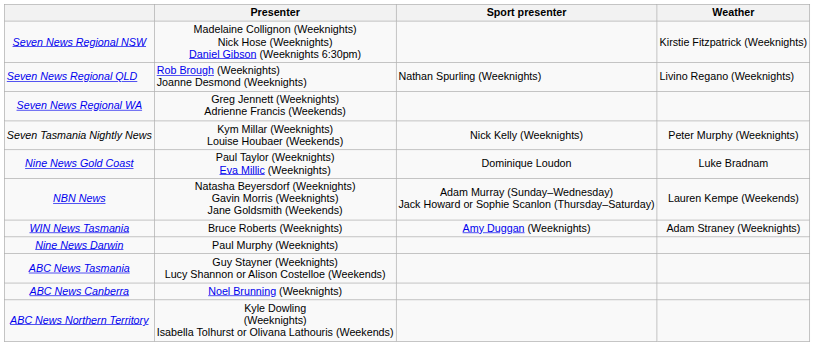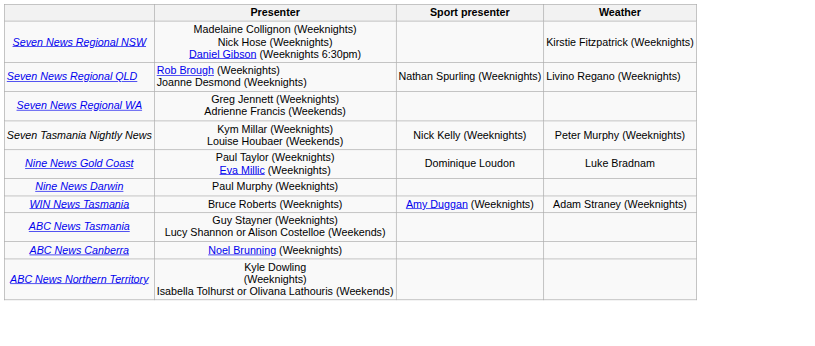- row: (79, 199)
rows swapped: (79, 228) <-> (79, 245)
